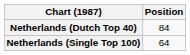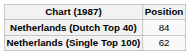(164, 43) 64 -> (164, 43) 62
